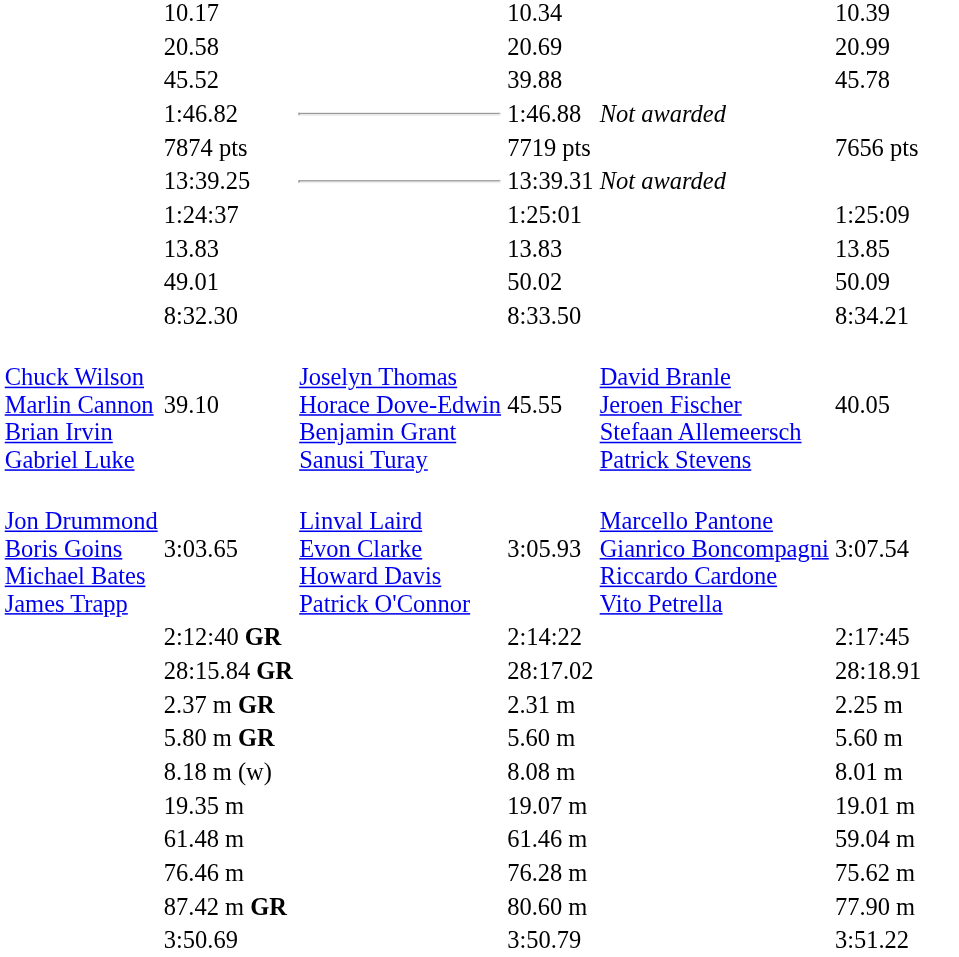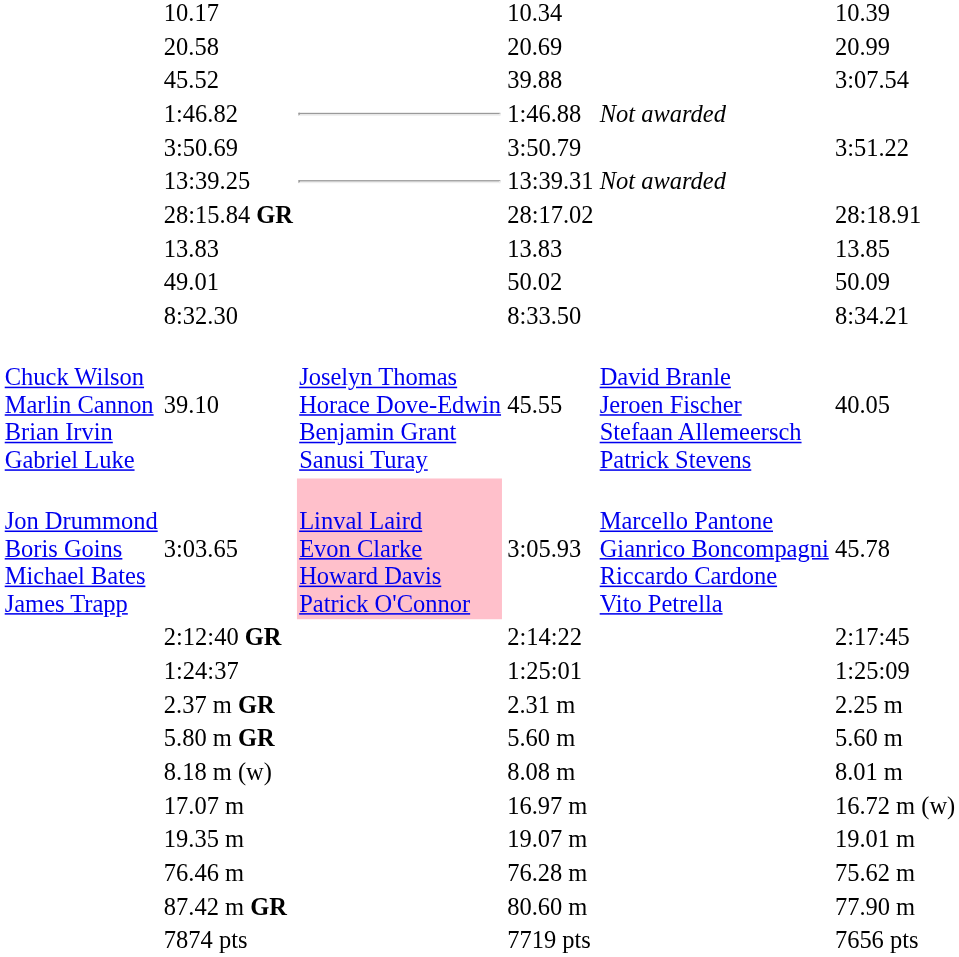(862, 80) 45.78 -> (872, 80) 3:07.54
rows swapped: (201, 940) <-> (206, 147)
rows swapped: (228, 670) <-> (201, 215)
(385, 562) no background -> (385, 562) pink background
(872, 548) 3:07.54 -> (862, 548) 45.78
+ row: (204, 805)
- row: (204, 839)
